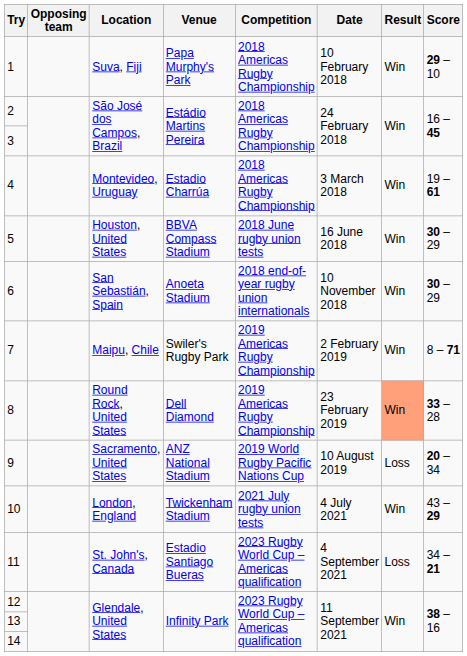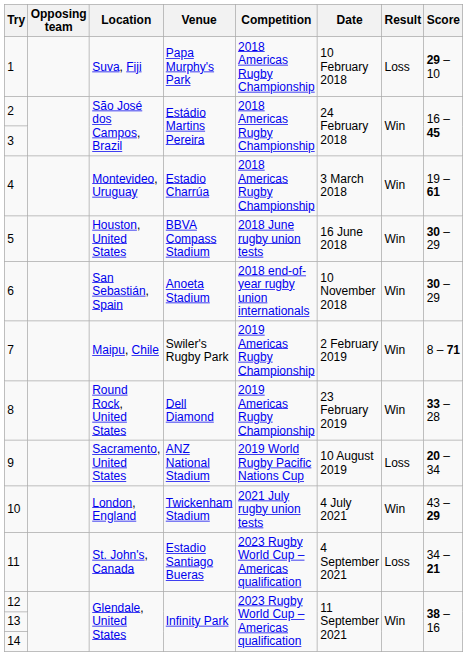(395, 66) Win -> (397, 66) Loss
(395, 410) lightsalmon background -> (395, 410) no background
